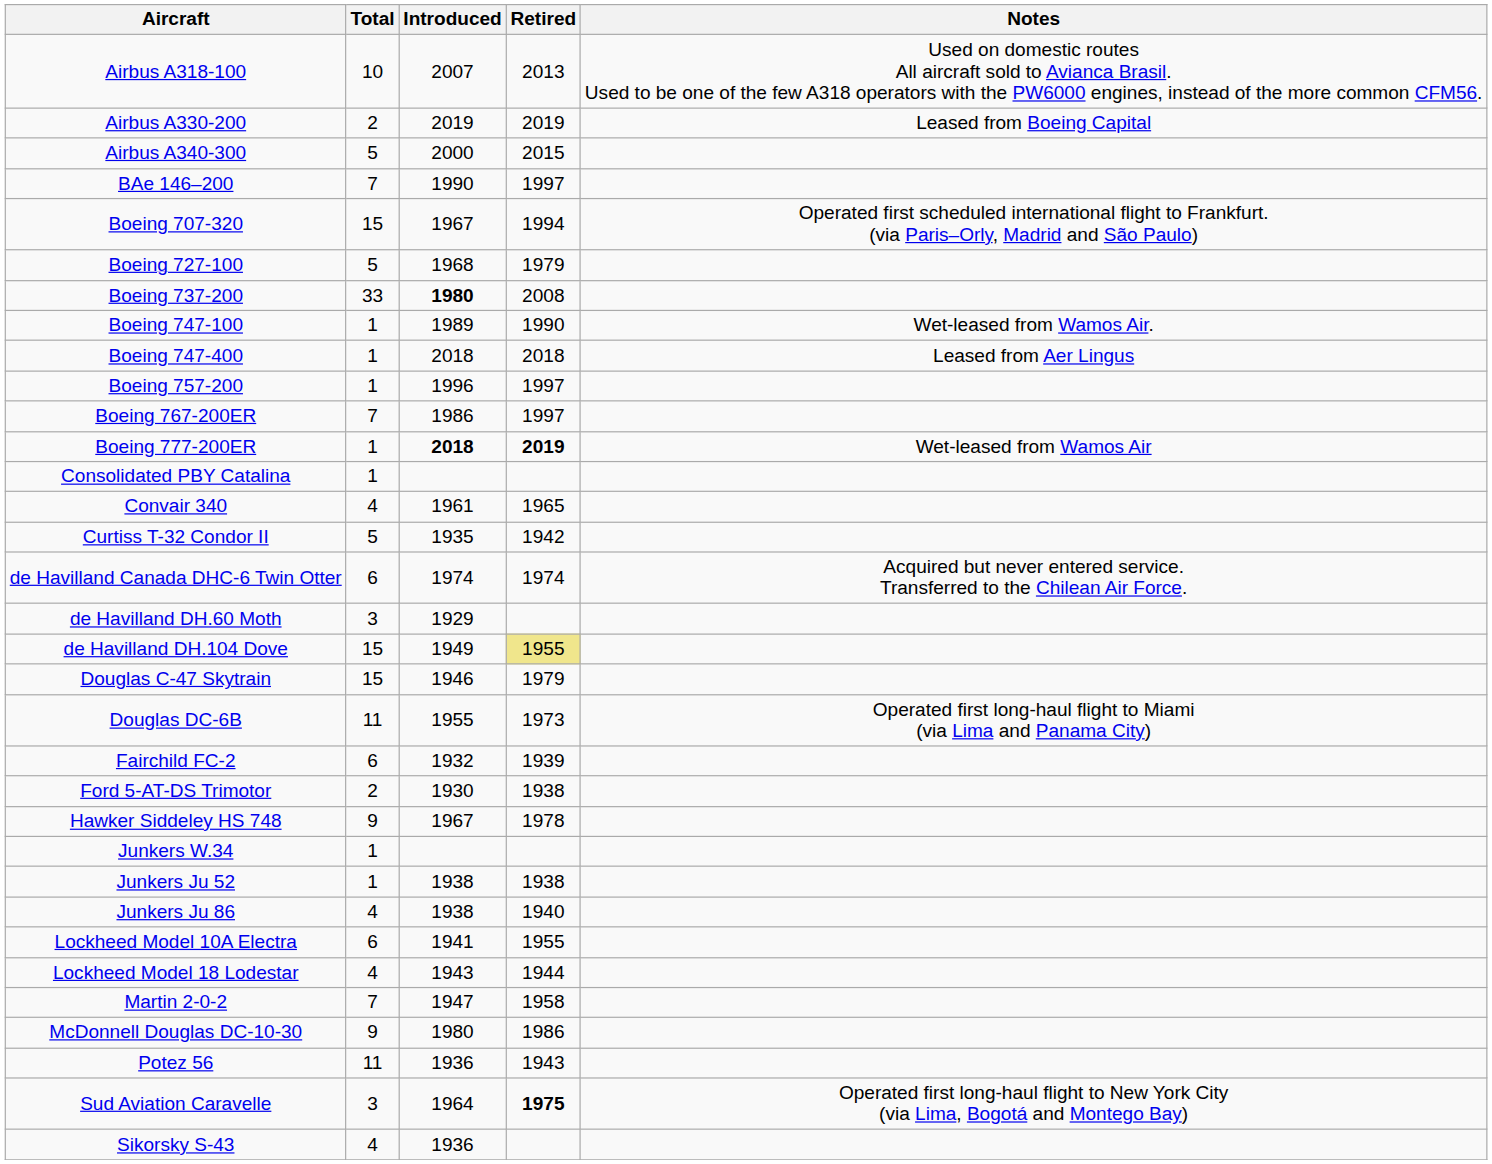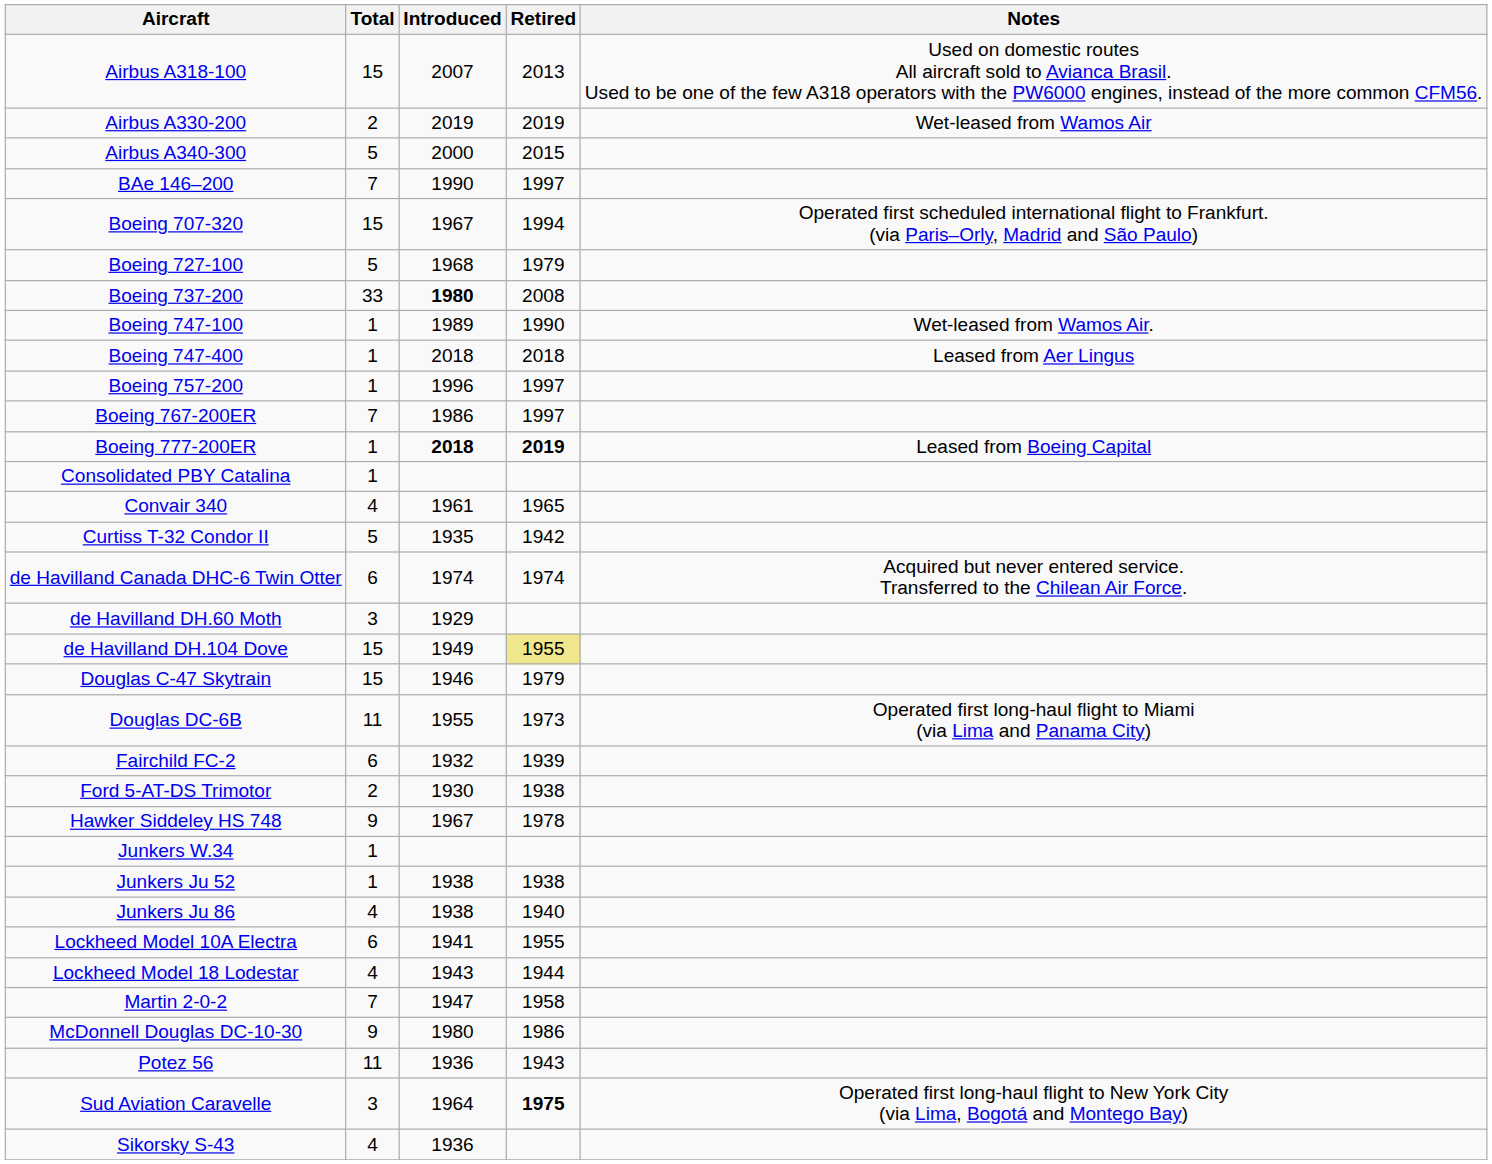(373, 71) 10 -> (373, 71) 15
(1034, 122) Leased from Boeing Capital -> (1034, 122) Wet-leased from Wamos Air
(1034, 446) Wet-leased from Wamos Air -> (1034, 446) Leased from Boeing Capital
